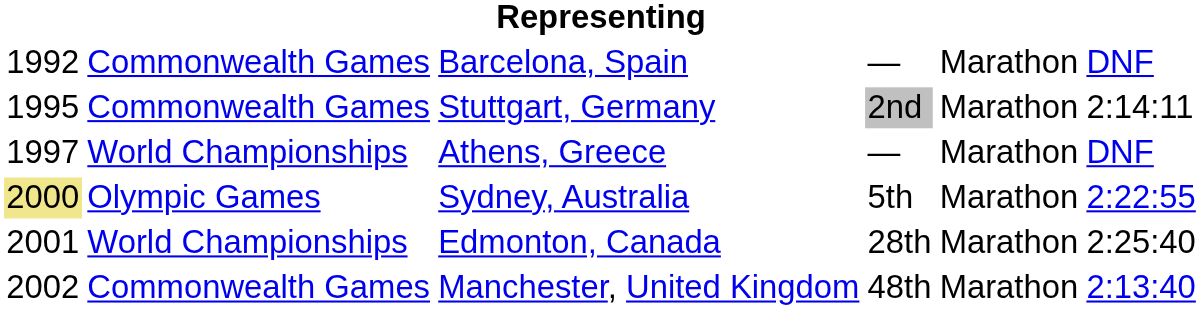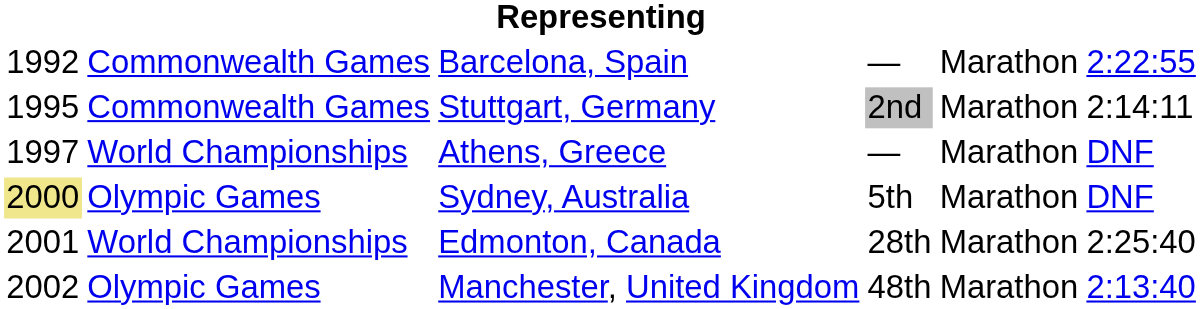(1120, 62) DNF -> (1141, 62) 2:22:55
(1141, 197) 2:22:55 -> (1120, 197) DNF
(259, 287) Commonwealth Games -> (204, 287) Olympic Games
